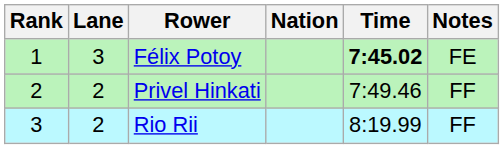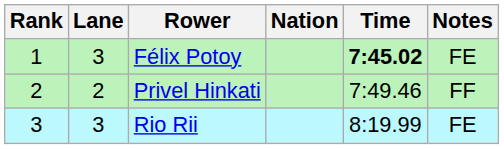(98, 125) 2 -> (98, 125) 3
(463, 125) FF -> (463, 125) FE
